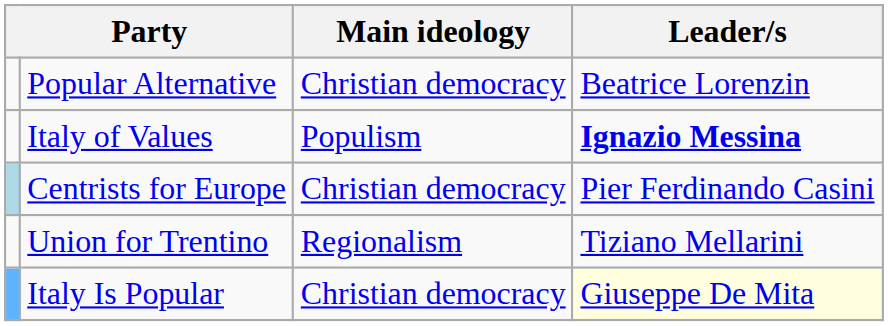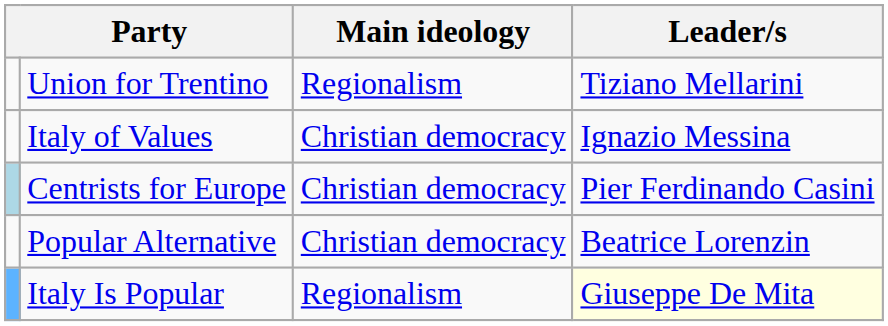rows swapped: (152, 83) <-> (148, 241)
(361, 136) Populism -> (433, 136) Christian democracy
(691, 136) bold -> (685, 136) normal
(433, 294) Christian democracy -> (381, 294) Regionalism
